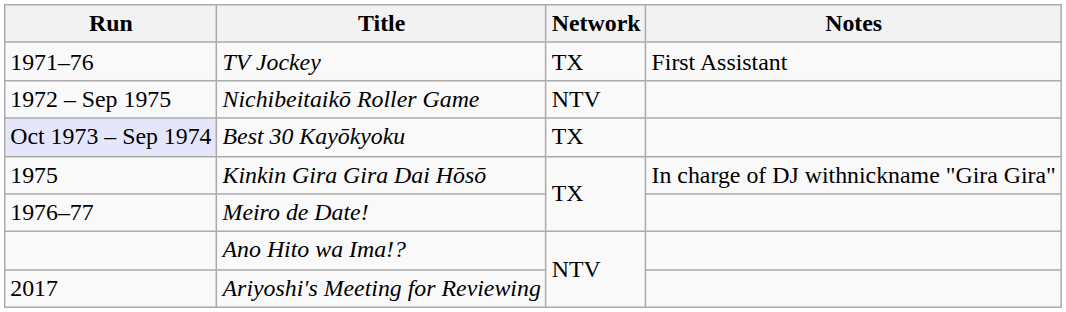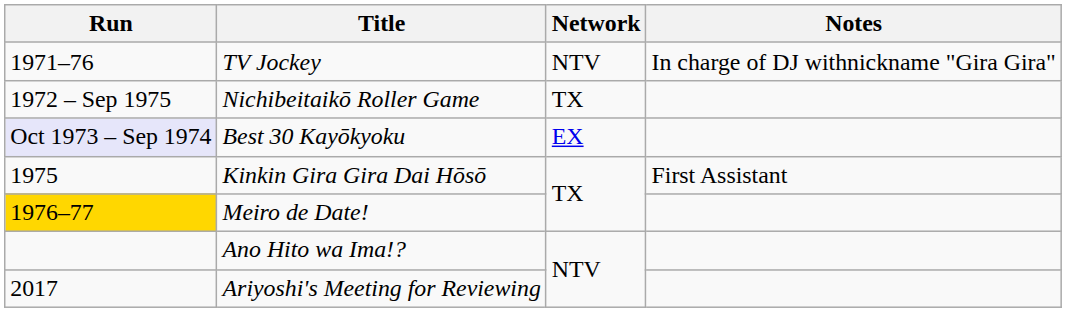(568, 61) TX -> (576, 61) NTV
(719, 61) First Assistant -> (854, 61) In charge of DJ withnickname "Gira Gira"
(576, 99) NTV -> (568, 99) TX
(568, 136) TX -> (568, 136) EX
(854, 174) In charge of DJ withnickname "Gira Gira" -> (719, 174) First Assistant
(52, 212) no background -> (52, 212) gold background
